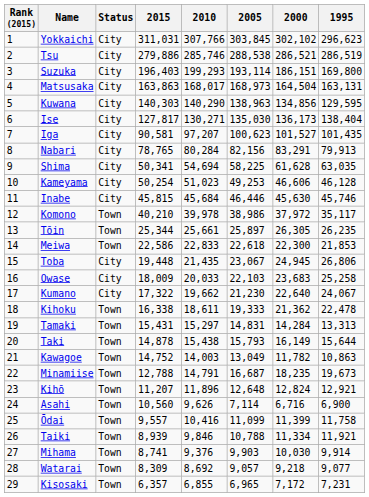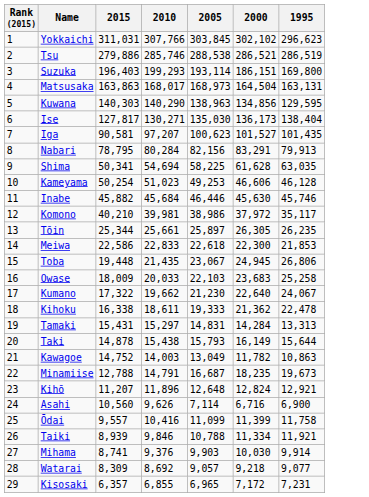- column: (116, 18)
(156, 151) 78,765 -> (116, 151) 78,795
(156, 198) 45,815 -> (116, 198) 45,882
(201, 214) 39,978 -> (162, 214) 39,981
